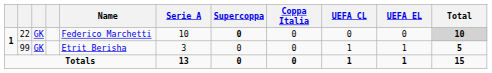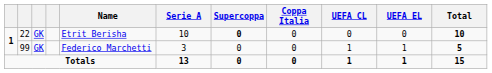(106, 34) Federico Marchetti -> (94, 34) Etrit Berisha
(460, 34) lightgrey background -> (460, 34) no background
(94, 48) Etrit Berisha -> (106, 48) Federico Marchetti
